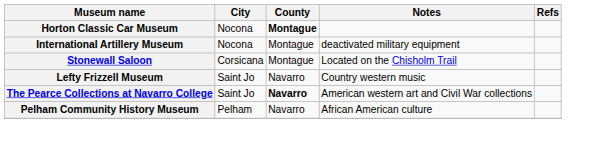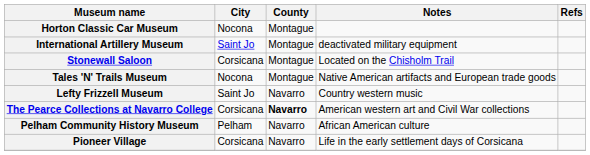(292, 28) bold -> (291, 28) normal
(235, 45) Nocona -> (236, 45) Saint Jo
+ row: (110, 77)
(236, 93) Saint Jo -> (240, 110) Corsicana
+ row: (110, 142)
